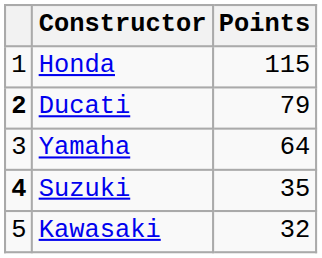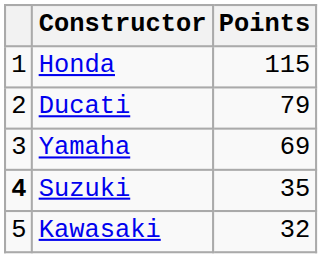(19, 108) bold -> (19, 108) normal
(295, 149) 64 -> (295, 149) 69
